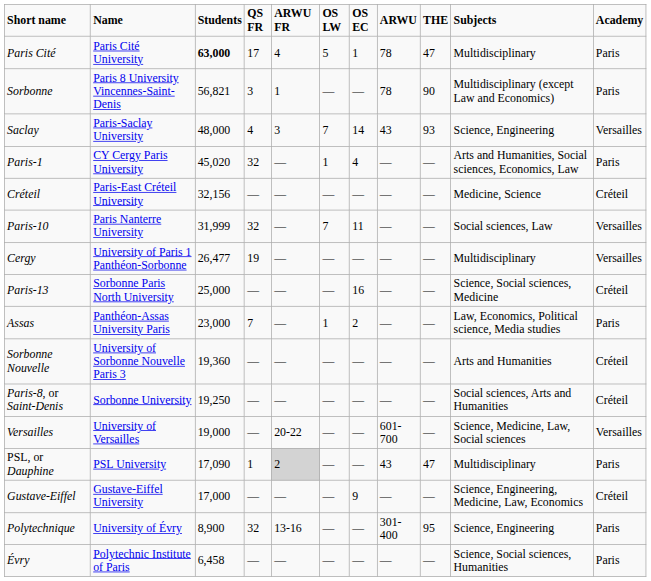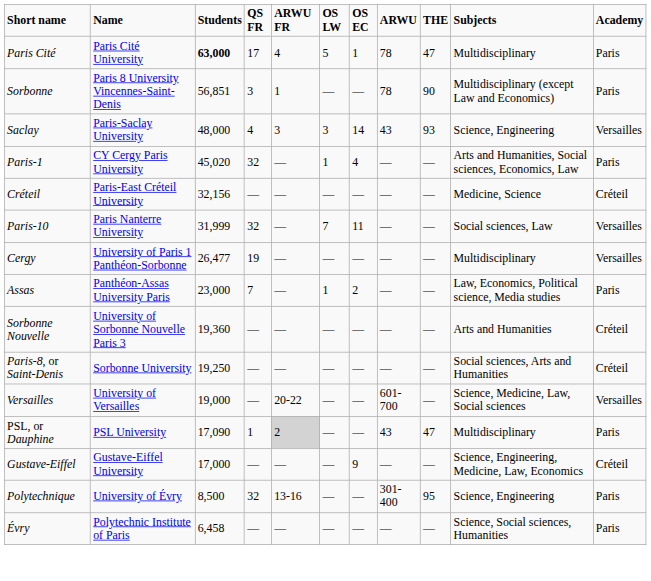(214, 91) 56,821 -> (214, 91) 56,851
(325, 130) 7 -> (325, 130) 3
- row: (28, 290)
(211, 528) 8,900 -> (211, 496) 8,500
